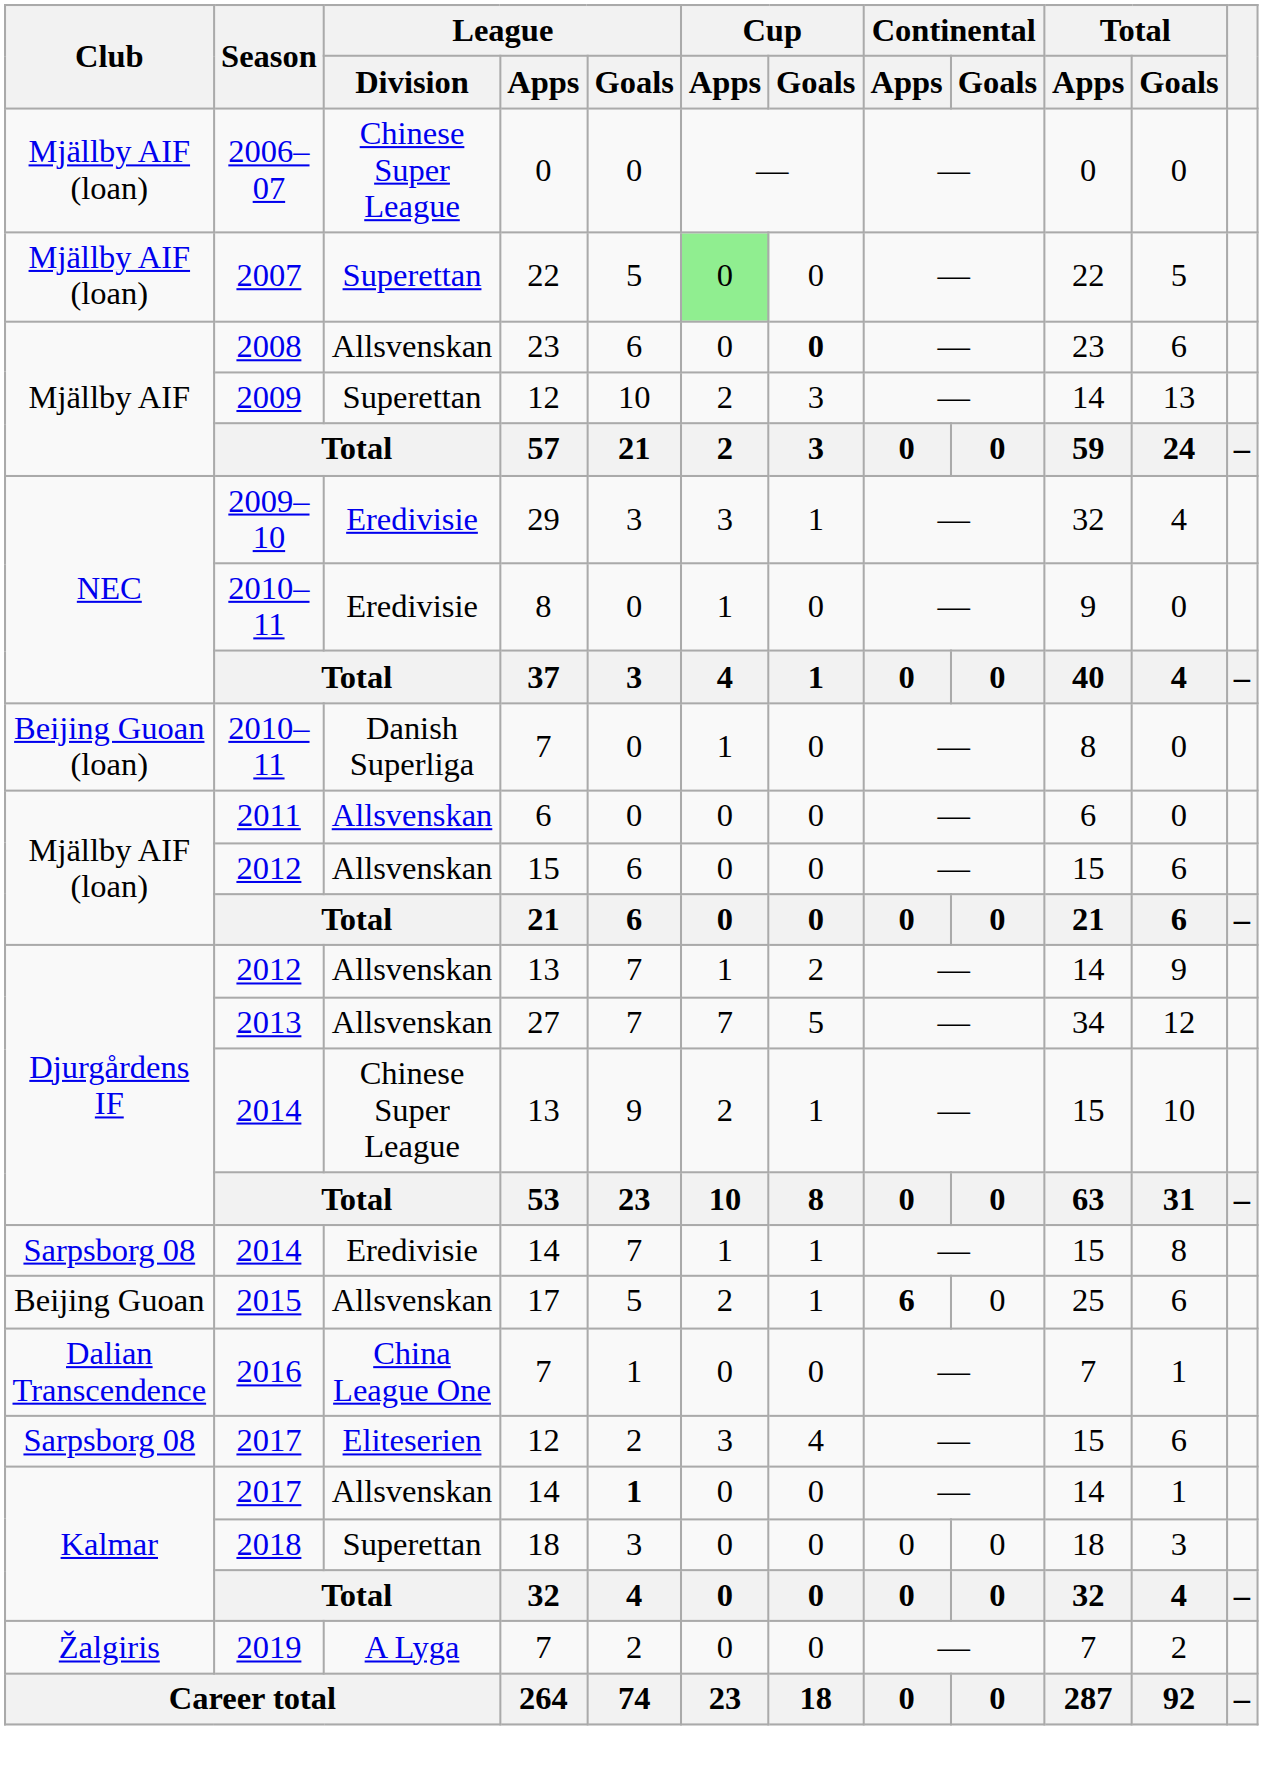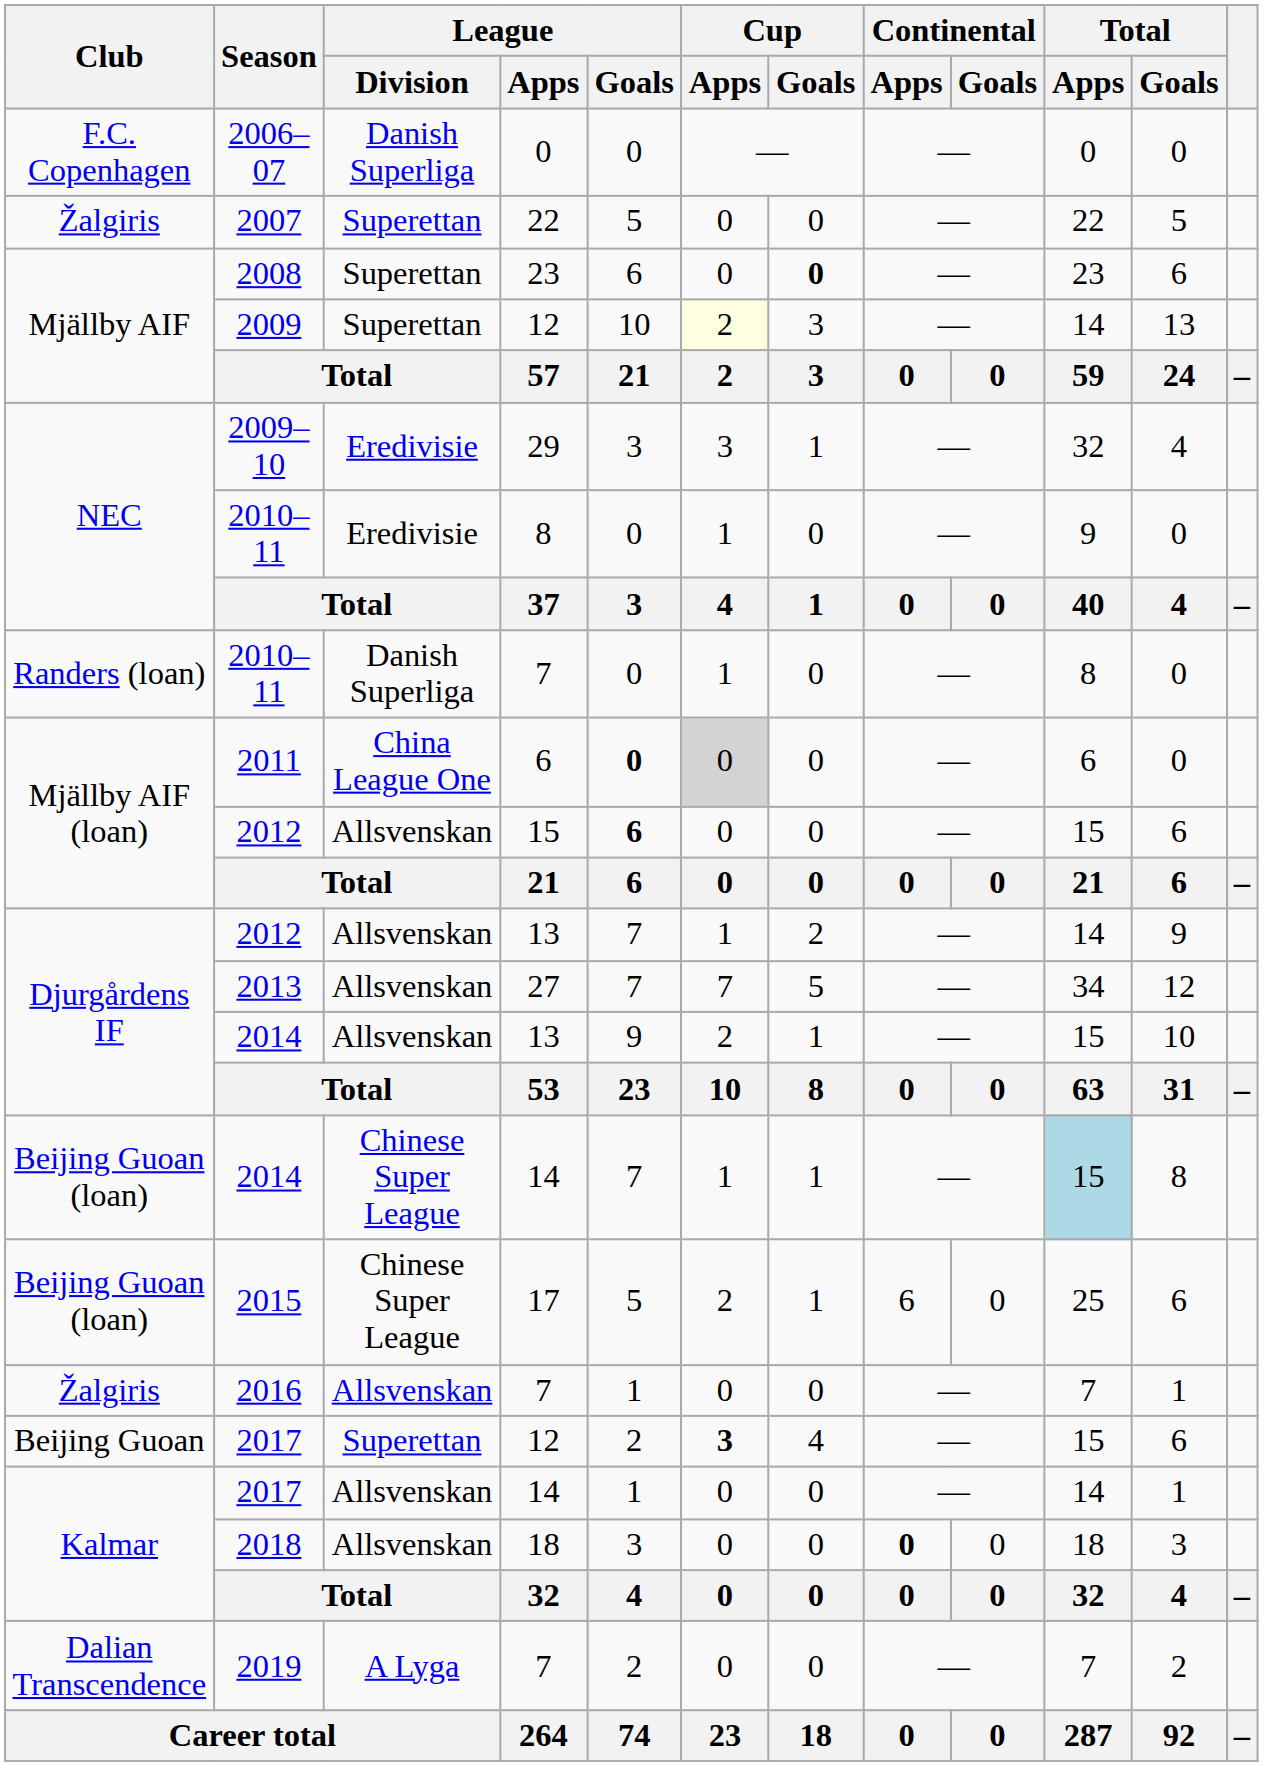(109, 169) Mjällby AIF (loan) -> (109, 151) F.C. Copenhagen
(412, 169) Chinese Super League -> (412, 151) Danish Superliga
(109, 276) Mjällby AIF (loan) -> (109, 221) Žalgiris
(725, 276) lightgreen background -> (725, 221) no background
(412, 345) Allsvenskan -> (412, 272) Superettan
(725, 397) no background -> (725, 324) lightyellow background
(109, 746) Beijing Guoan (loan) -> (109, 673) Randers (loan)
(412, 816) Allsvenskan -> (412, 761) China League One
(634, 816) normal -> (634, 761) bold
(725, 816) no background -> (725, 761) lightgrey background
(634, 867) normal -> (634, 831) bold
(412, 1110) Chinese Super League -> (412, 1037) Allsvenskan
(109, 1249) Sarpsborg 08 -> (109, 1176) Beijing Guoan (loan)
(412, 1249) Eredivisie -> (412, 1176) Chinese Super League
(1088, 1249) no background -> (1088, 1176) lightblue background
(109, 1301) Beijing Guoan -> (109, 1301) Beijing Guoan (loan)
(412, 1301) Allsvenskan -> (412, 1301) Chinese Super League
(907, 1301) bold -> (907, 1301) normal
(109, 1371) Dalian Transcendence -> (109, 1389) Žalgiris
(412, 1371) China League One -> (412, 1389) Allsvenskan
(109, 1440) Sarpsborg 08 -> (109, 1440) Beijing Guoan
(412, 1440) Eliteserien -> (412, 1440) Superettan
(725, 1440) normal -> (725, 1440) bold
(634, 1492) bold -> (634, 1492) normal
(412, 1543) Superettan -> (412, 1543) Allsvenskan
(907, 1543) normal -> (907, 1543) bold
(109, 1646) Žalgiris -> (109, 1665) Dalian Transcendence
